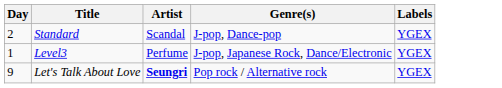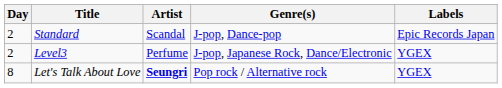(414, 33) YGEX -> (446, 33) Epic Records Japan
(10, 53) 1 -> (10, 53) 2
(10, 72) 9 -> (10, 72) 8
